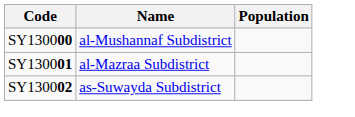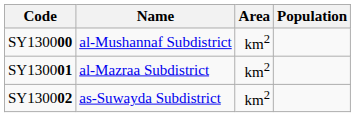+ column: (254, 16)
